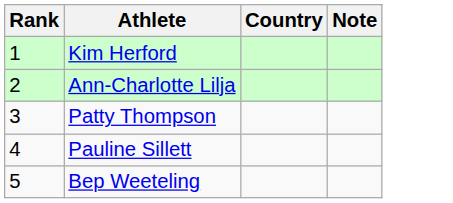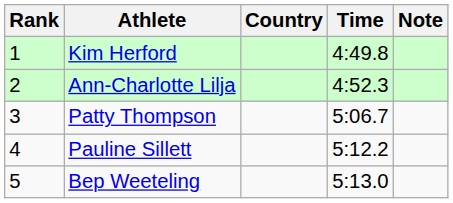+ column: (360, 20)
